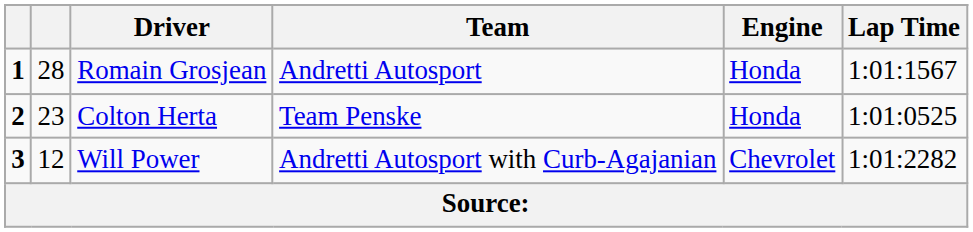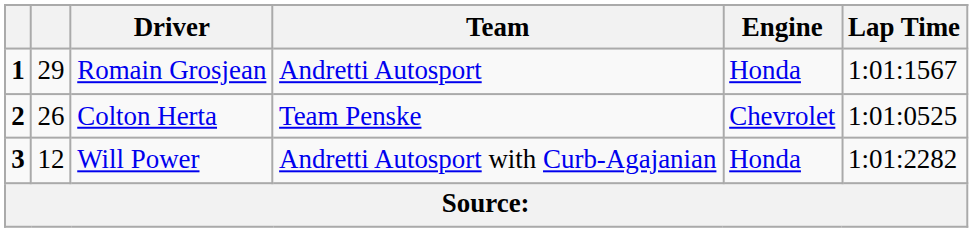(51, 70) 28 -> (51, 70) 29
(51, 115) 23 -> (51, 115) 26
(765, 115) Honda -> (782, 115) Chevrolet
(782, 159) Chevrolet -> (765, 159) Honda
